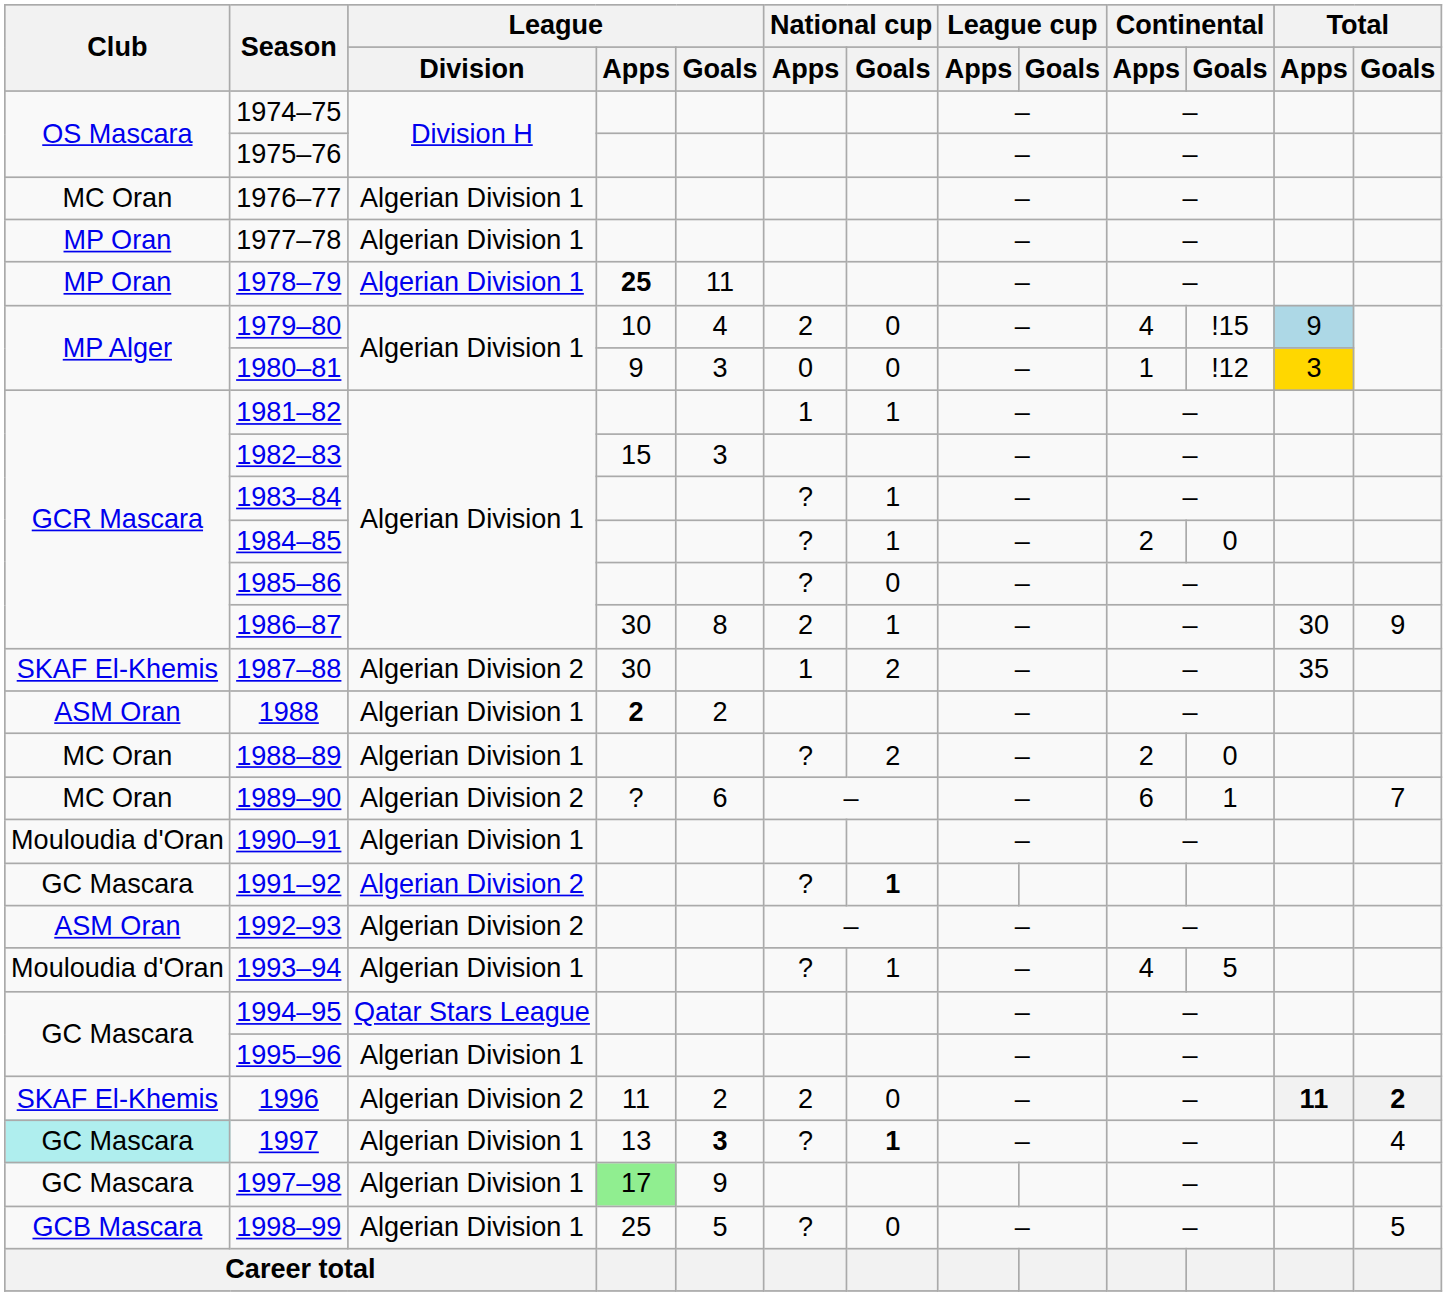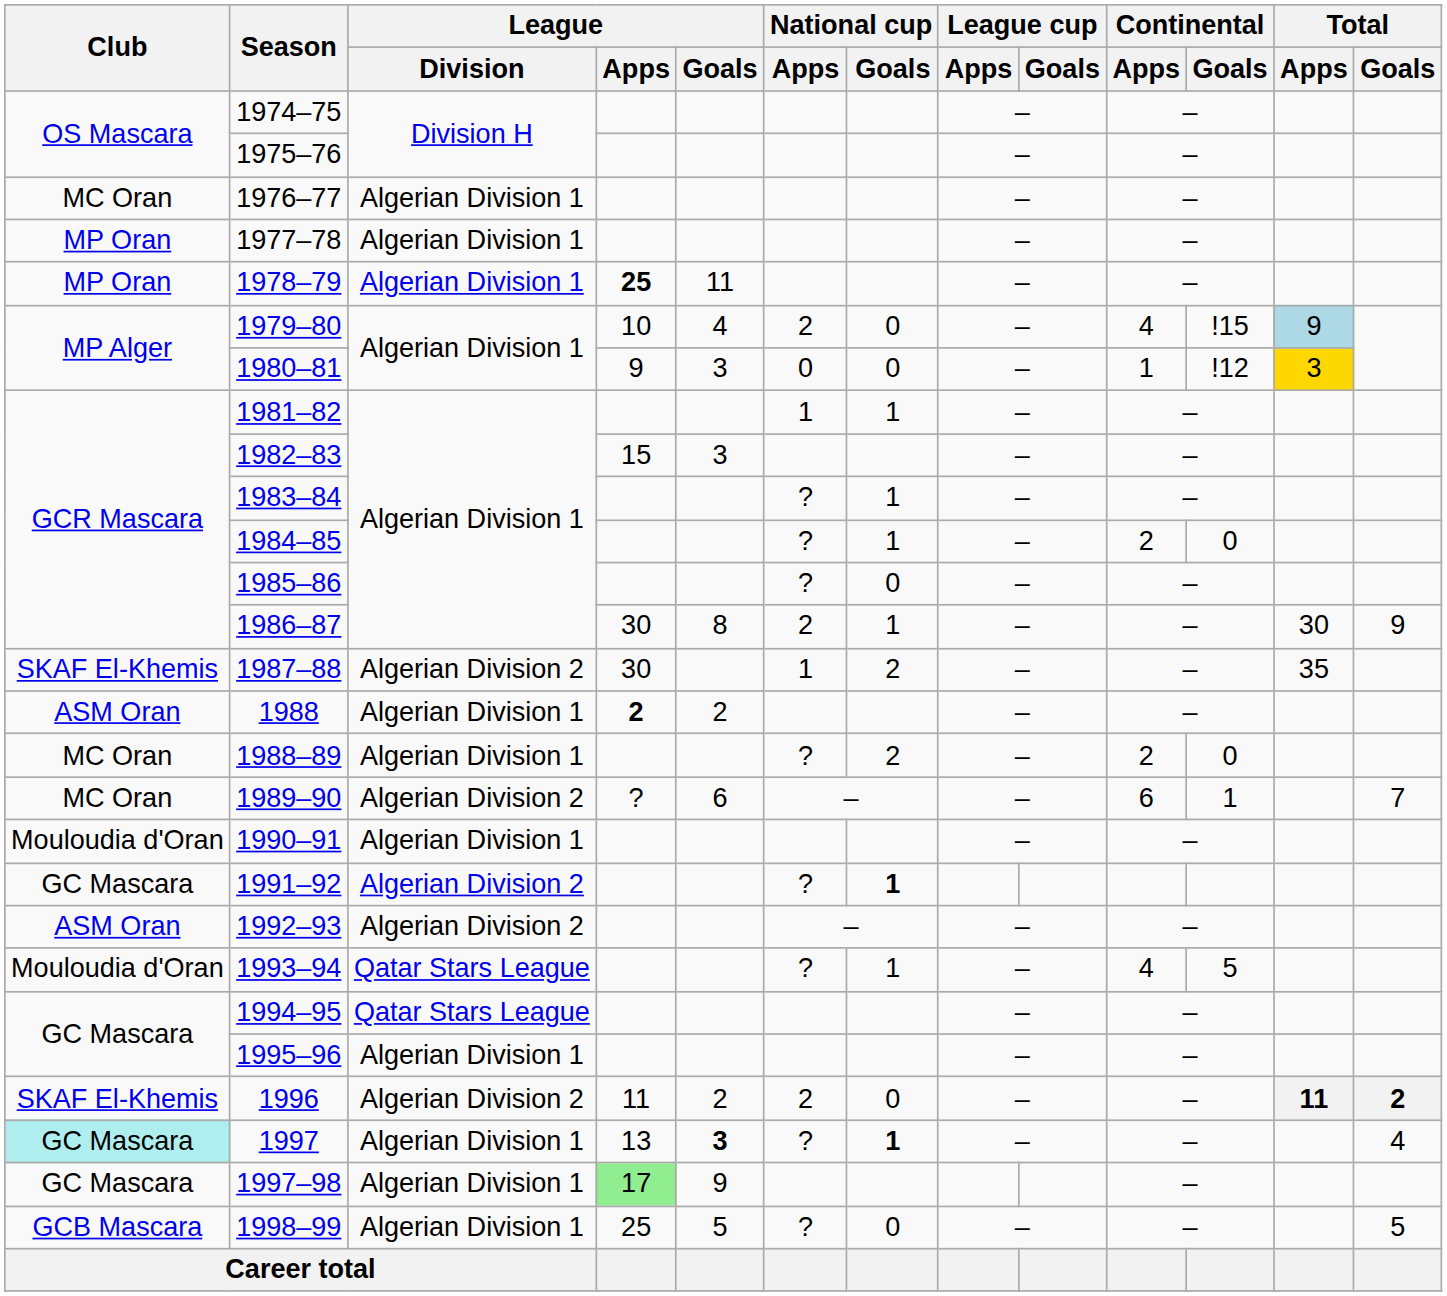(472, 969) Algerian Division 1 -> (472, 969) Qatar Stars League
